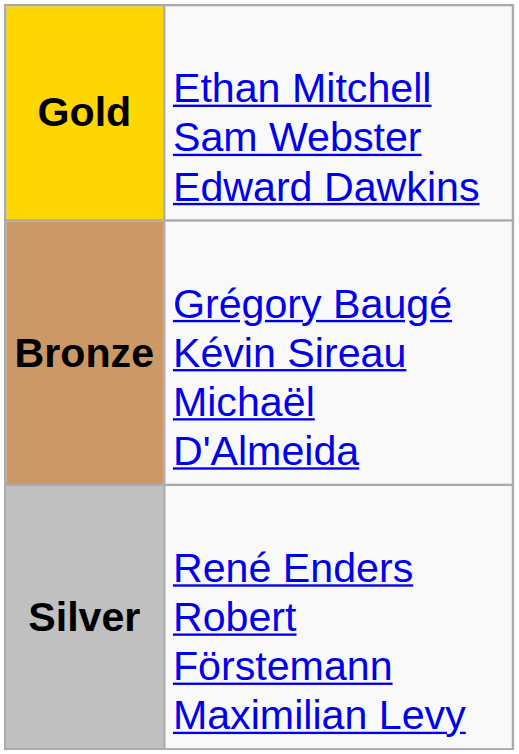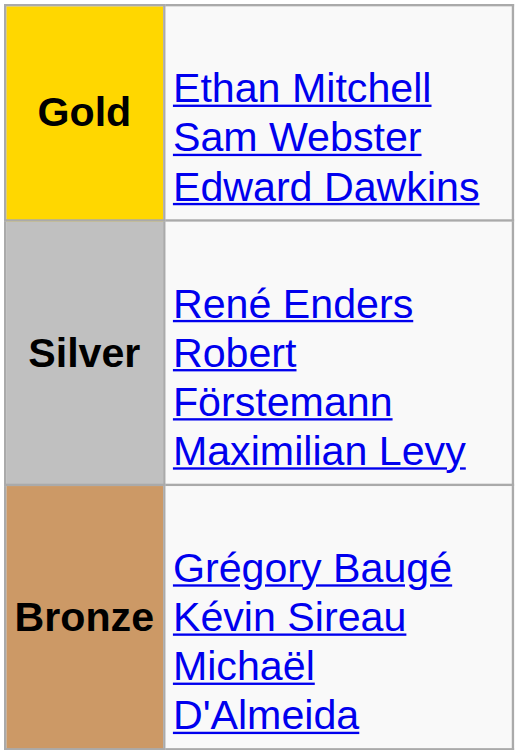rows swapped: (84, 616) <-> (84, 351)
